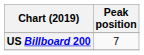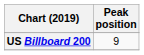(116, 41) 7 -> (116, 41) 9
